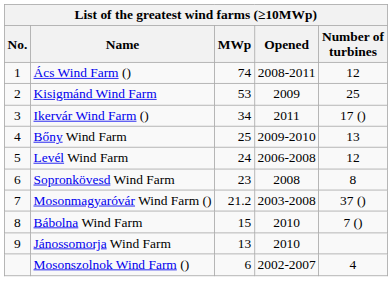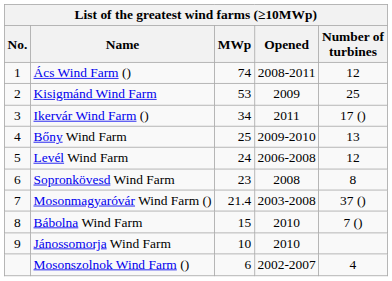(240, 200) 21.2 -> (240, 200) 21.4
(245, 243) 13 -> (245, 243) 10
